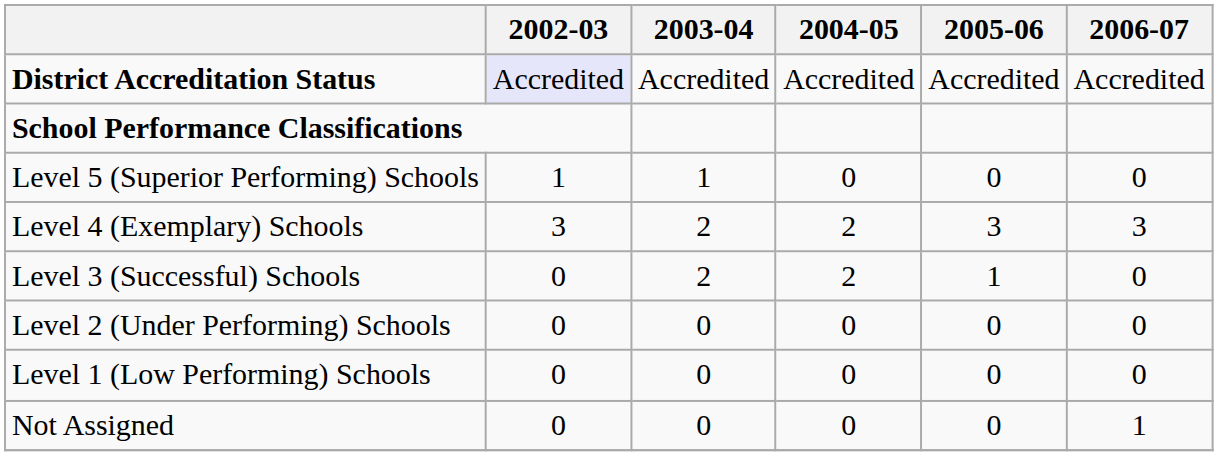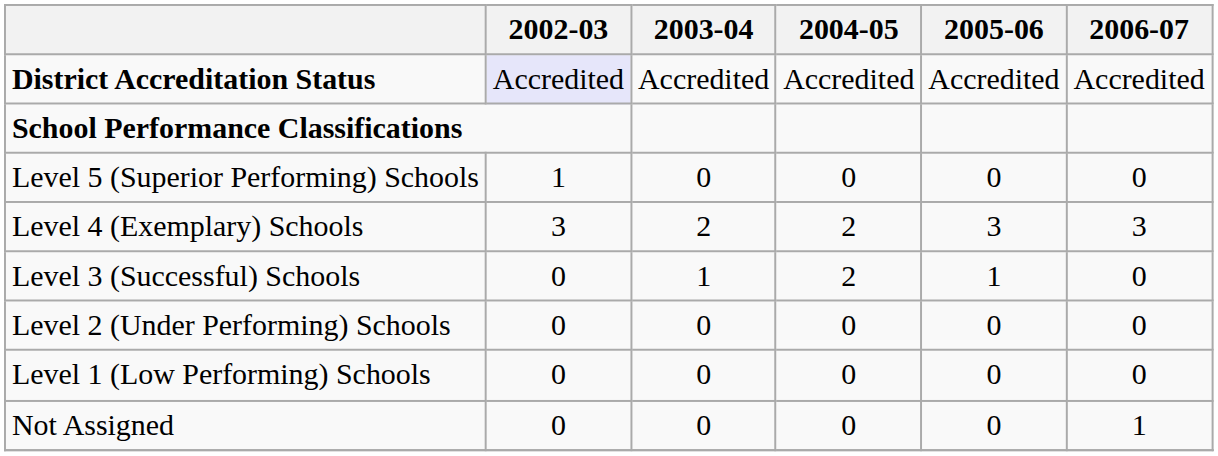(704, 177) 1 -> (704, 177) 0
(704, 276) 2 -> (704, 276) 1
